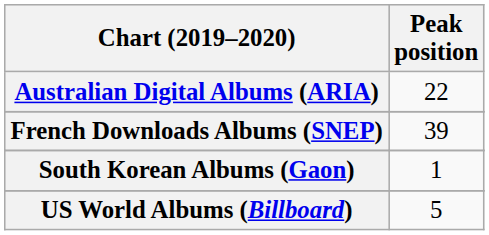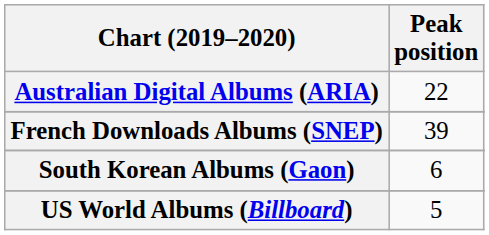(436, 170) 1 -> (436, 170) 6
